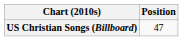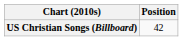(159, 28) 47 -> (159, 28) 42
